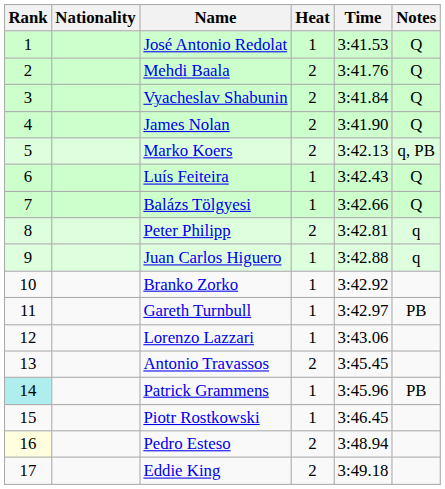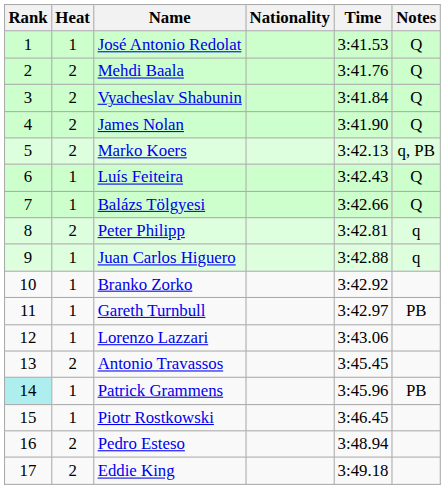columns swapped: (313, 17) <-> (96, 17)
(28, 444) lightyellow background -> (28, 444) no background
